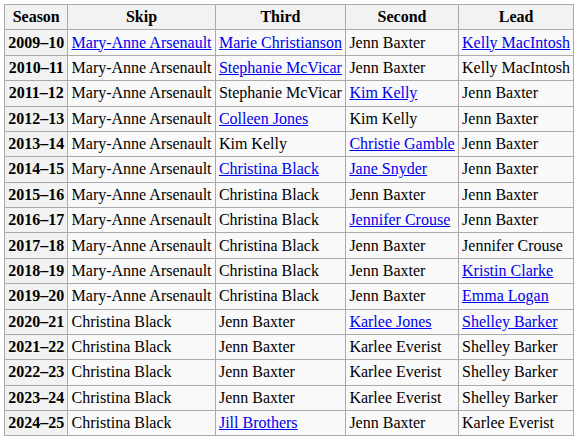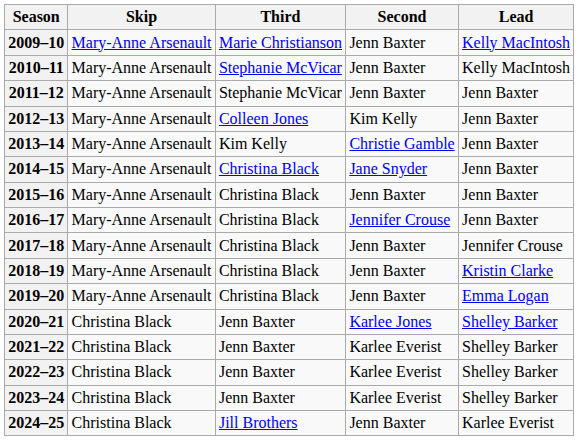(383, 93) Kim Kelly -> (387, 93) Jenn Baxter
